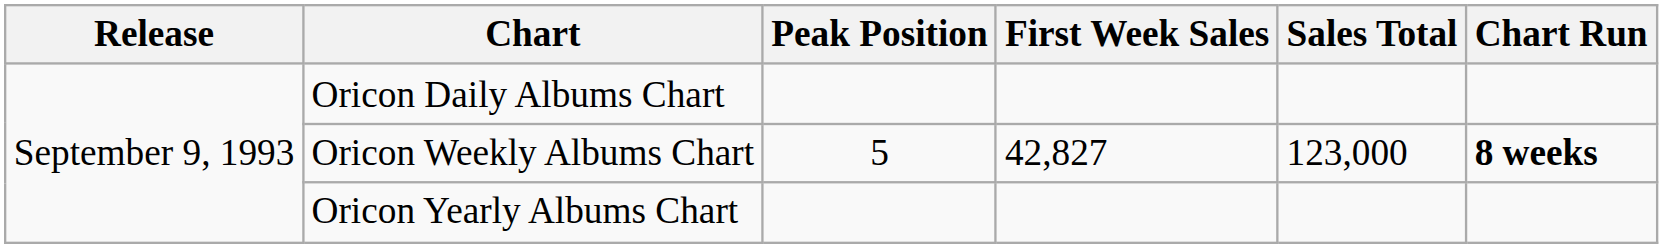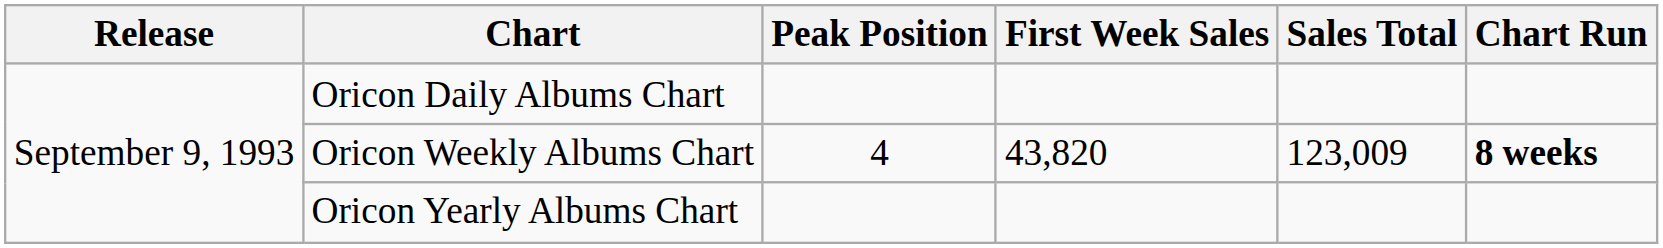(879, 152) 5 -> (879, 152) 4
(1056, 152) 42,827 -> (1056, 152) 43,820
(1347, 152) 123,000 -> (1347, 152) 123,009
